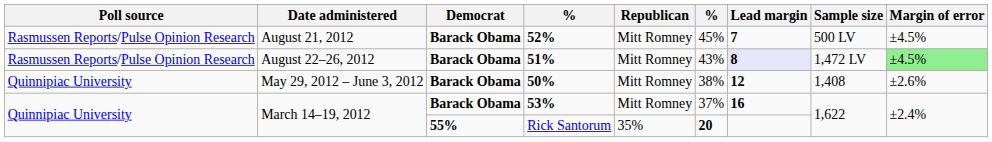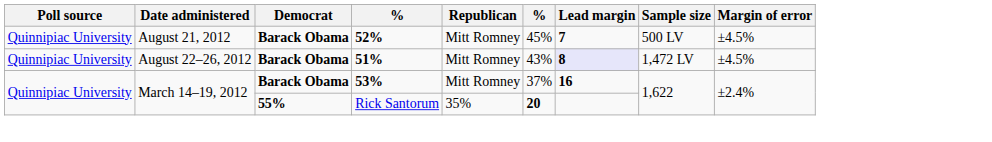(131, 37) Rasmussen Reports/Pulse Opinion Research -> (70, 37) Quinnipiac University
(131, 59) Rasmussen Reports/Pulse Opinion Research -> (70, 59) Quinnipiac University
(908, 59) lightgreen background -> (736, 59) no background
- row: (541, 81)
